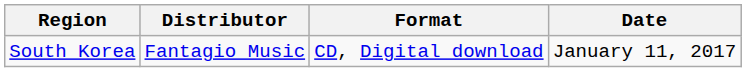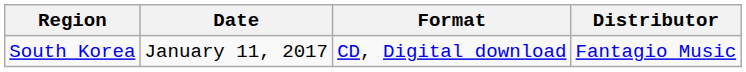columns swapped: (644, 20) <-> (225, 20)
